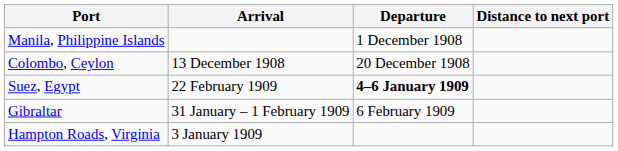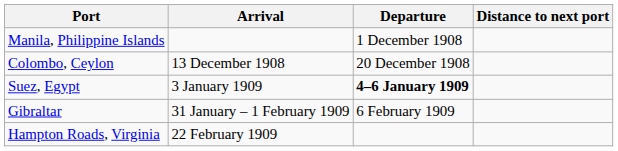(224, 87) 22 February 1909 -> (217, 87) 3 January 1909
(217, 134) 3 January 1909 -> (224, 134) 22 February 1909
